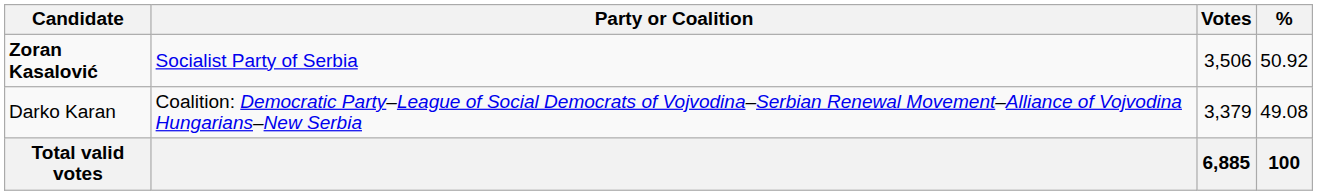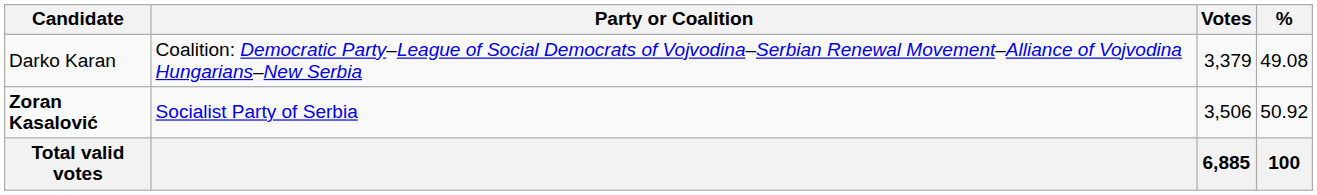rows swapped: (53, 60) <-> (62, 112)
